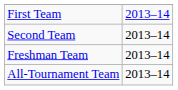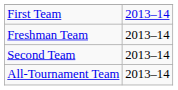rows swapped: (41, 34) <-> (48, 54)
